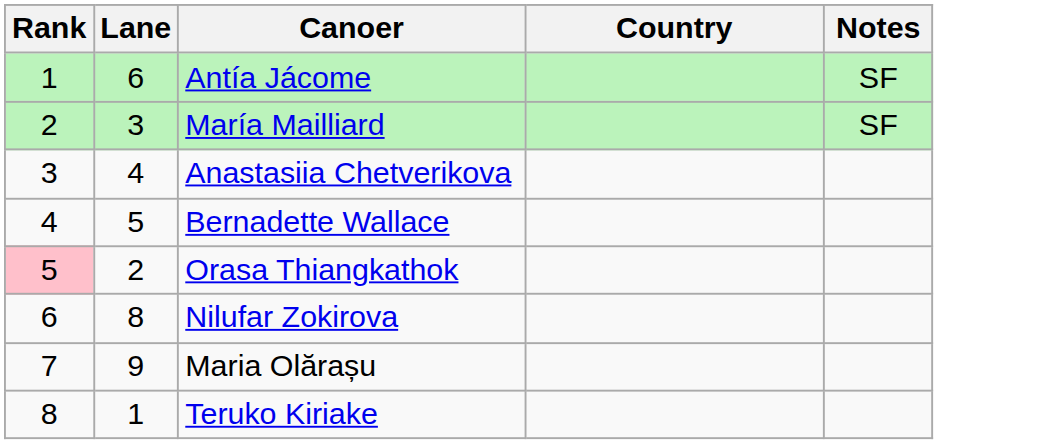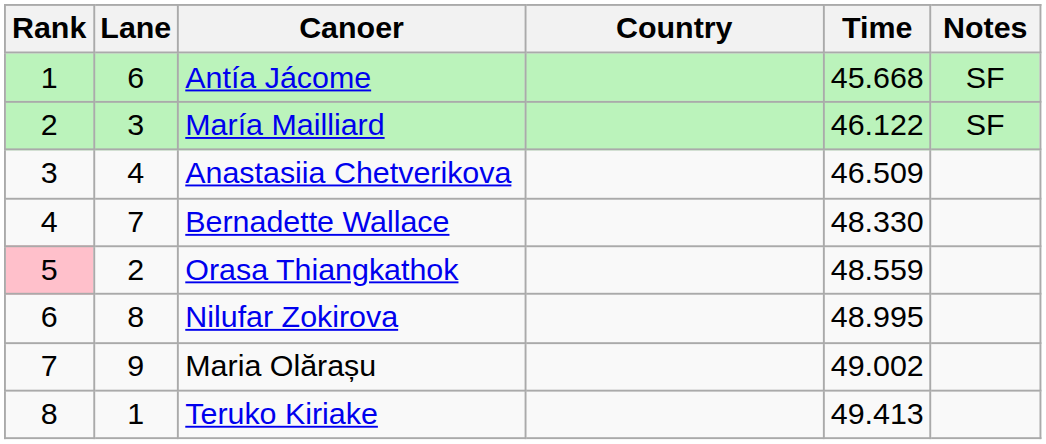+ column: (877, 28)
(136, 221) 5 -> (136, 221) 7
